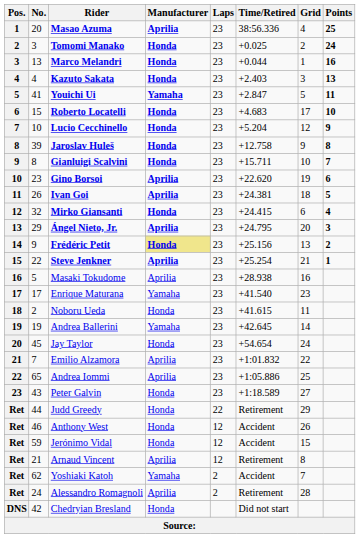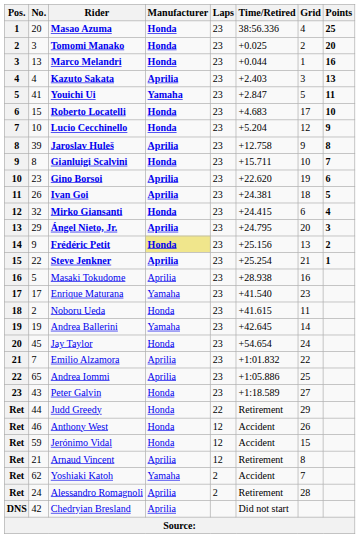(163, 29) Aprilia -> (162, 29) Honda
(331, 46) 24 -> (331, 46) 20
(162, 79) Honda -> (163, 79) Aprilia
(162, 145) Honda -> (163, 145) Aprilia
(161, 509) Honda -> (162, 509) Aprilia
